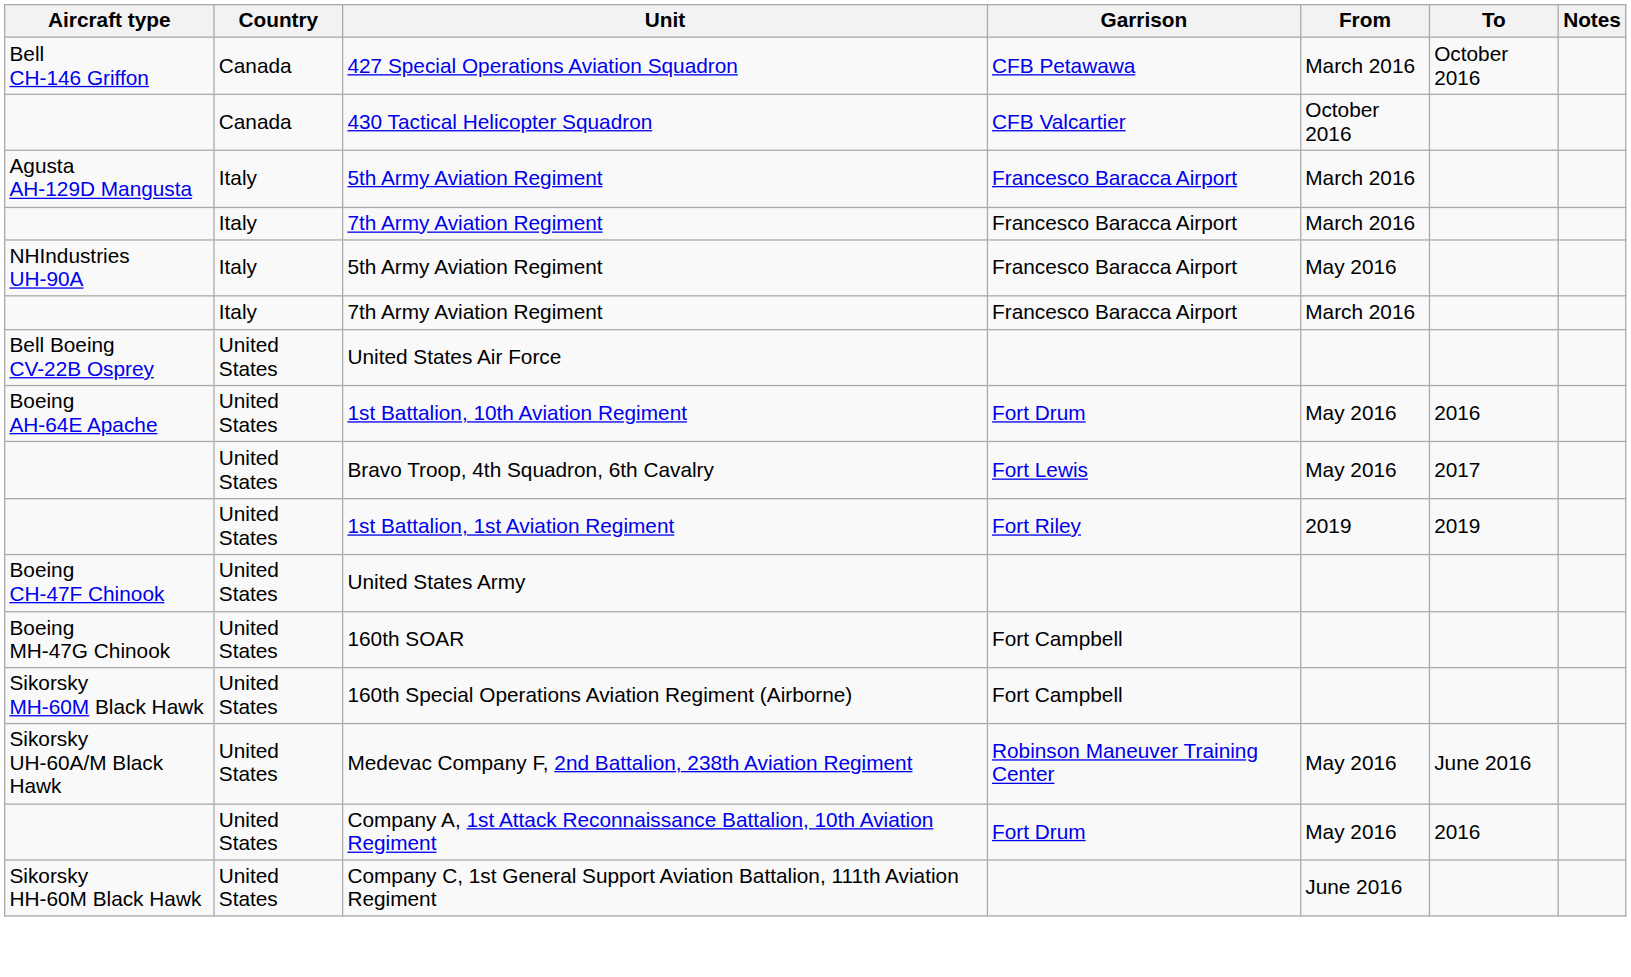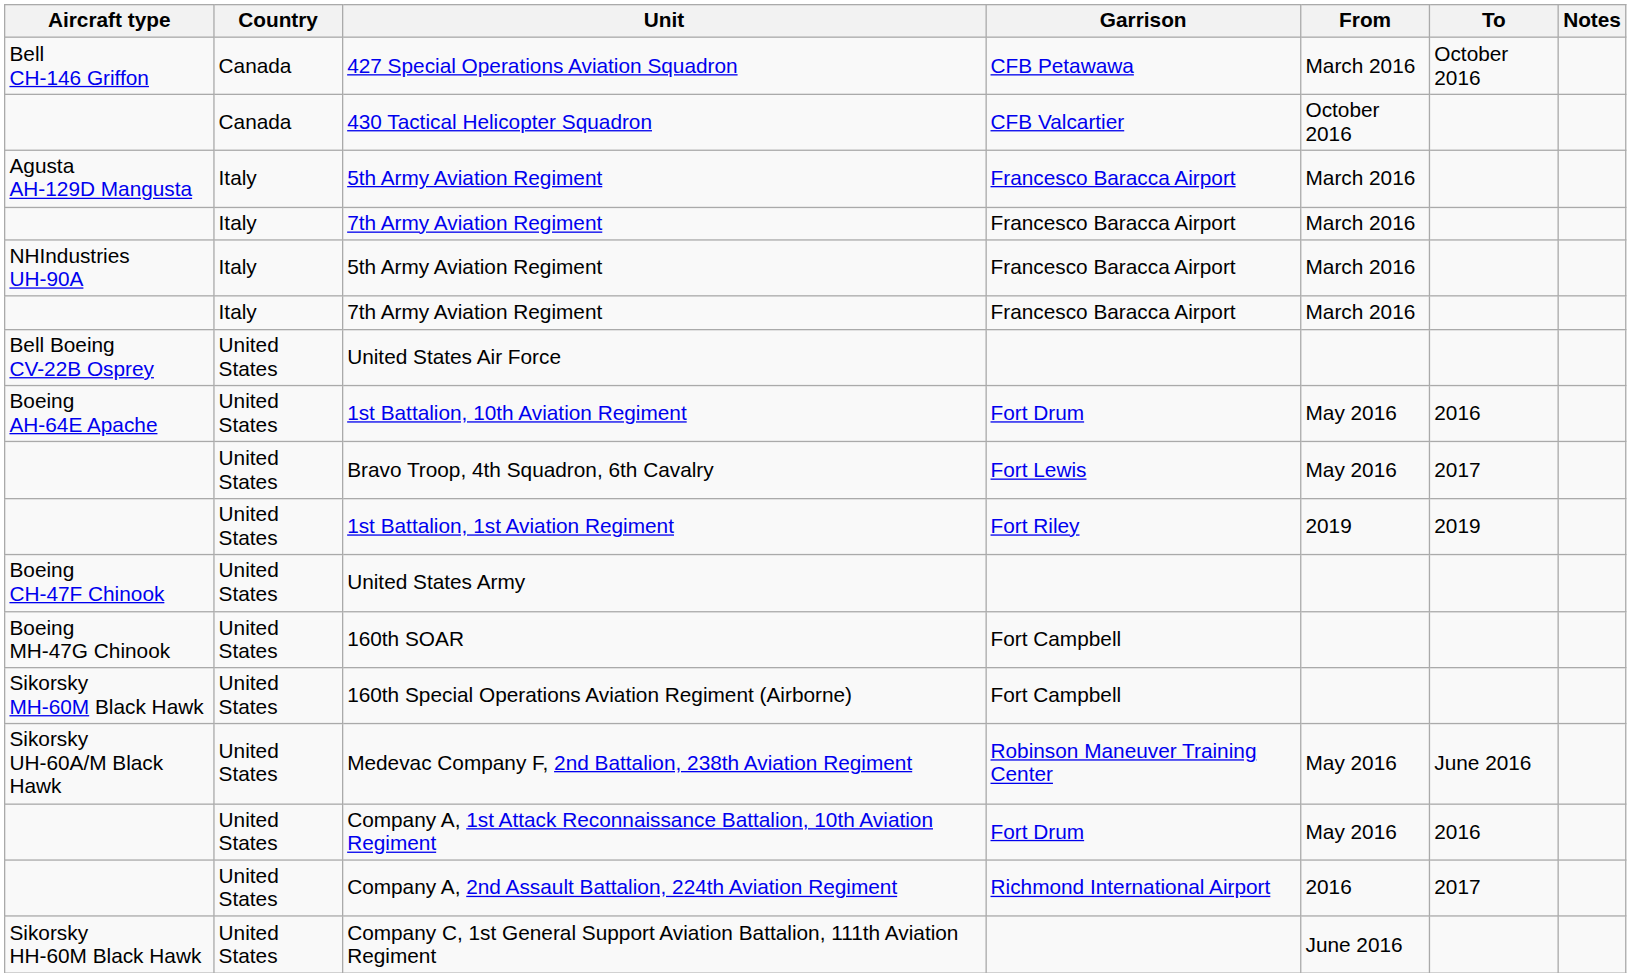(1351, 267) May 2016 -> (1360, 267) March 2016
+ row: (109, 888)
